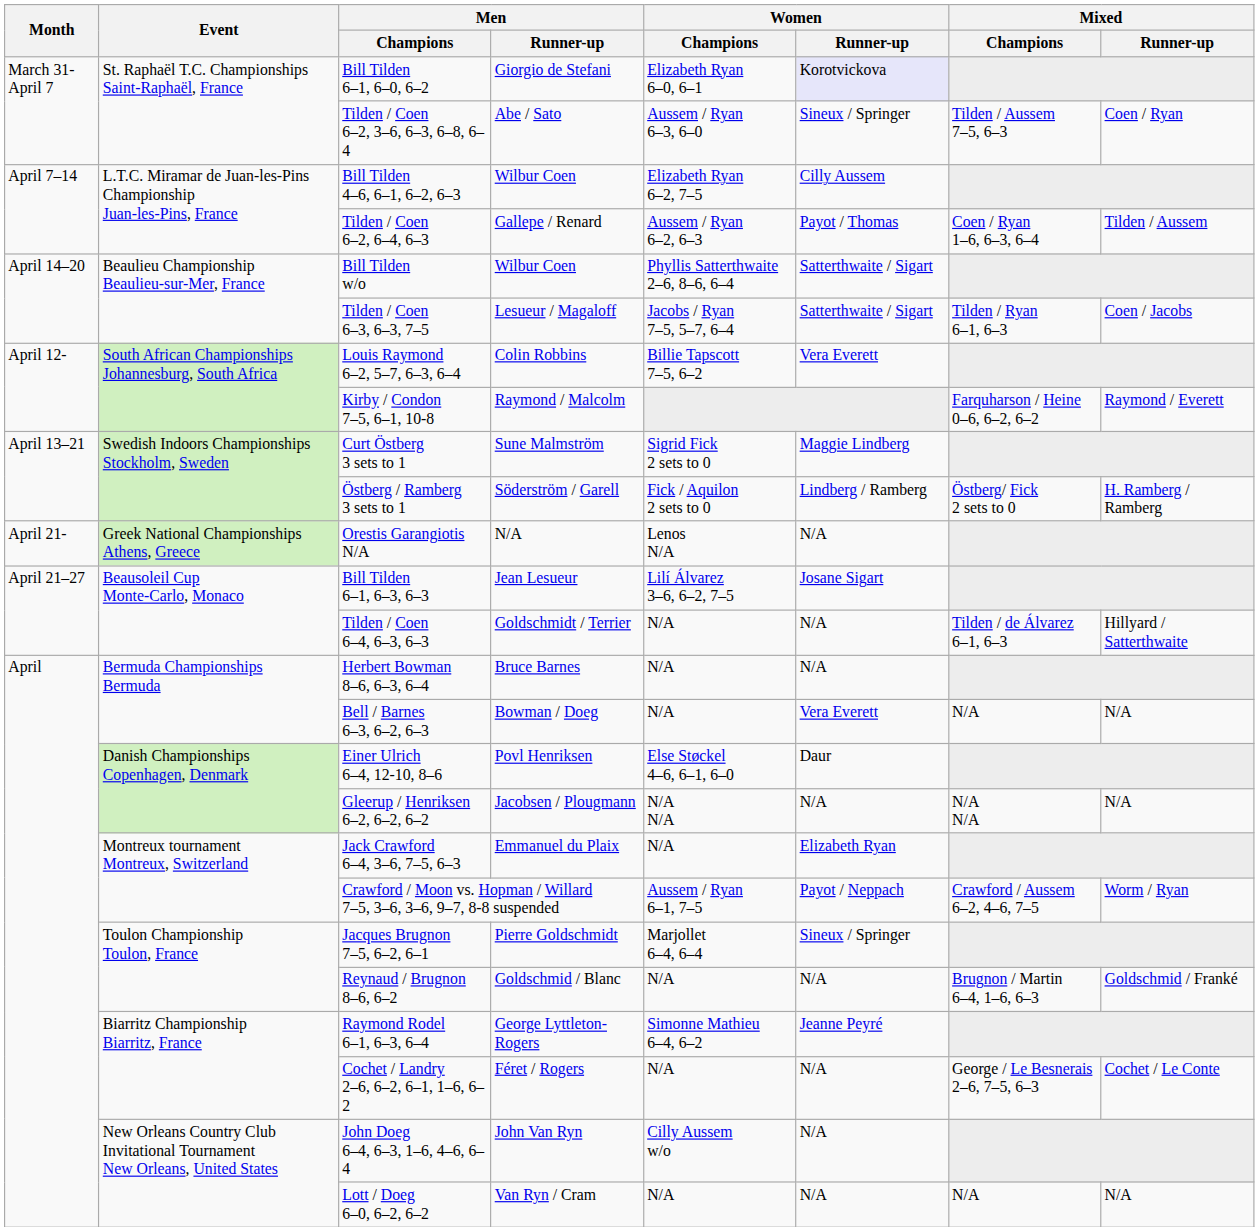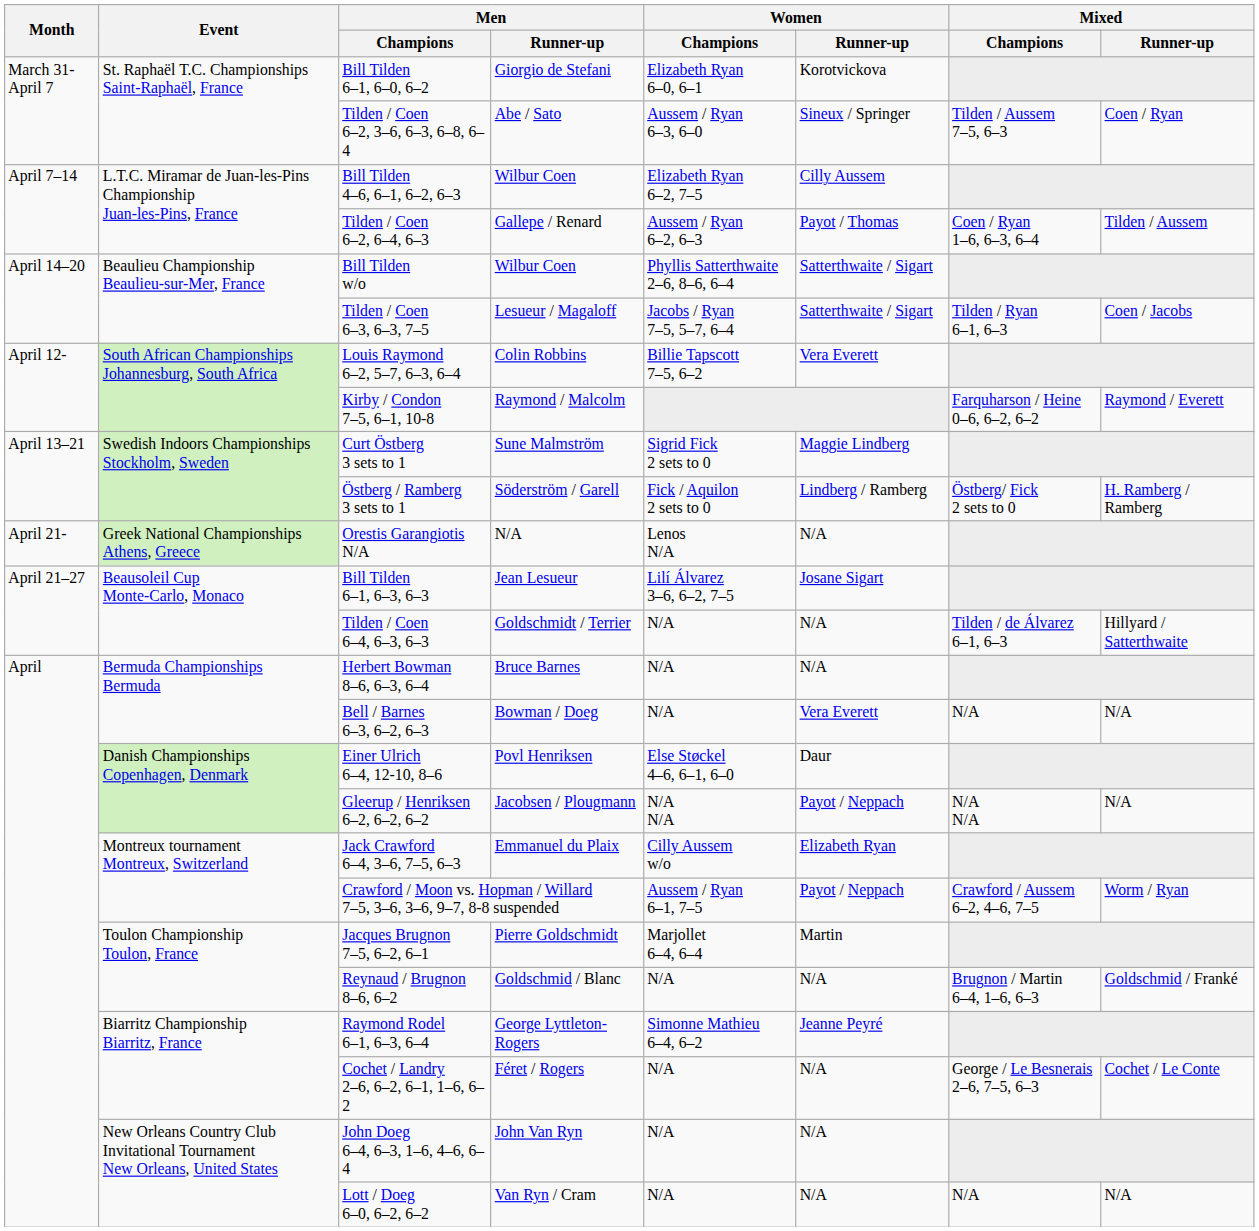(843, 69) lavender background -> (843, 69) no background
(813, 801) N/A -> (852, 801) Payot / Neppach
(661, 845) N/A -> (690, 854) Cilly Aussem w/o
(855, 934) Sineux / Springer -> (821, 934) Martin
(690, 1141) Cilly Aussem w/o -> (661, 1131) N/A
